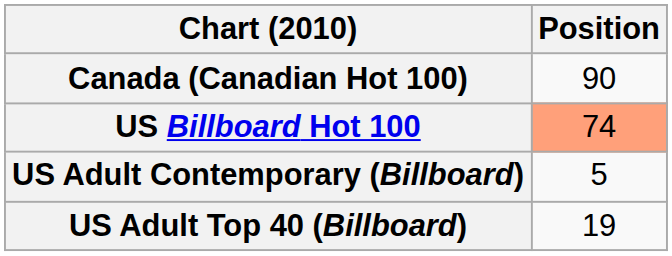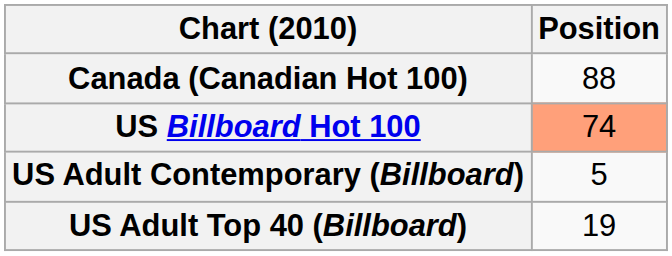(599, 77) 90 -> (599, 77) 88
